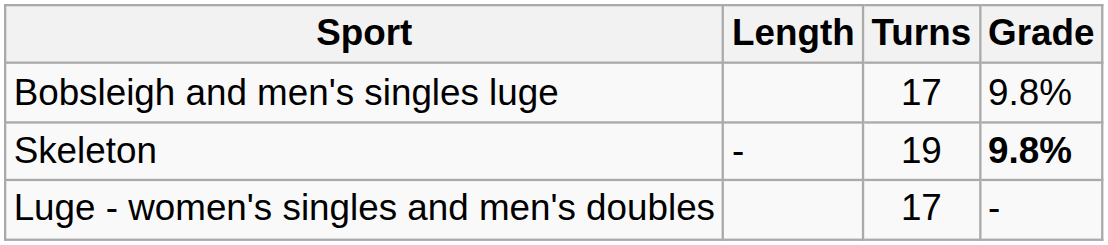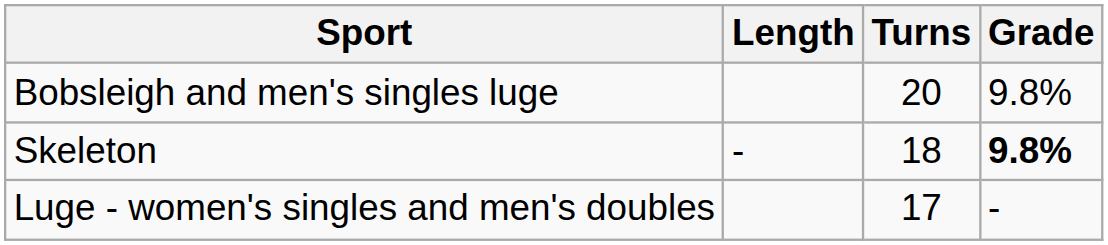(921, 92) 17 -> (921, 92) 20
(921, 150) 19 -> (921, 150) 18
